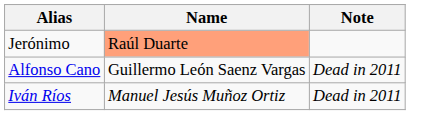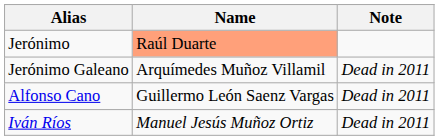+ row: (68, 69)
